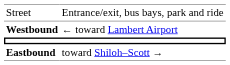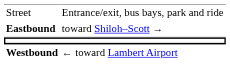rows swapped: (32, 29) <-> (31, 52)
